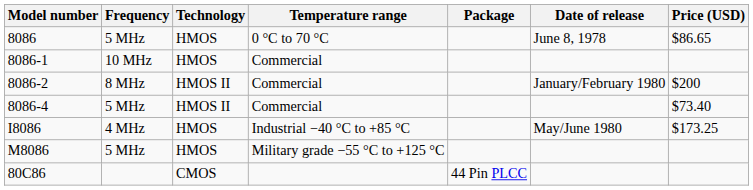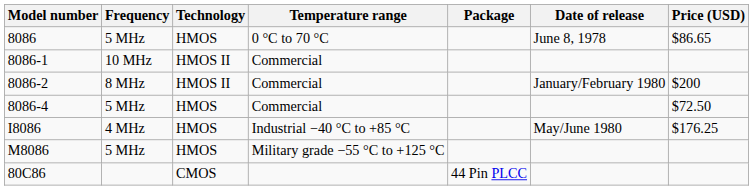(197, 60) HMOS -> (203, 60) HMOS II
(203, 106) HMOS II -> (197, 106) HMOS
(691, 106) $73.40 -> (691, 106) $72.50
(695, 128) $173.25 -> (695, 128) $176.25
